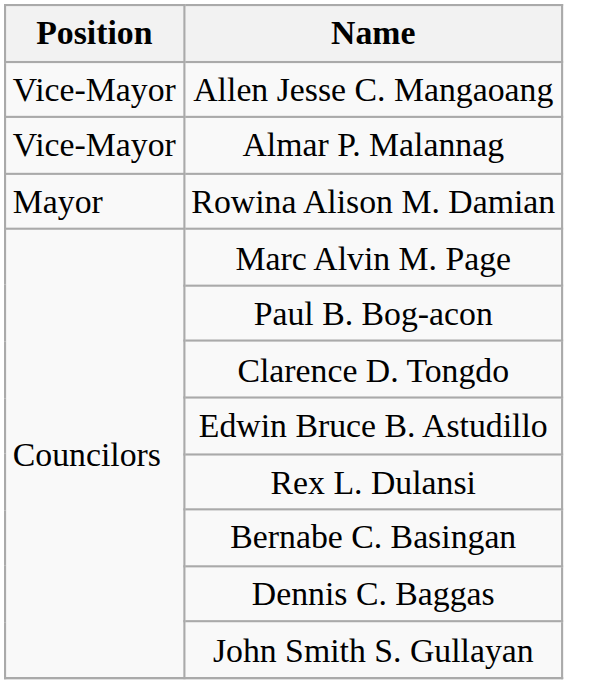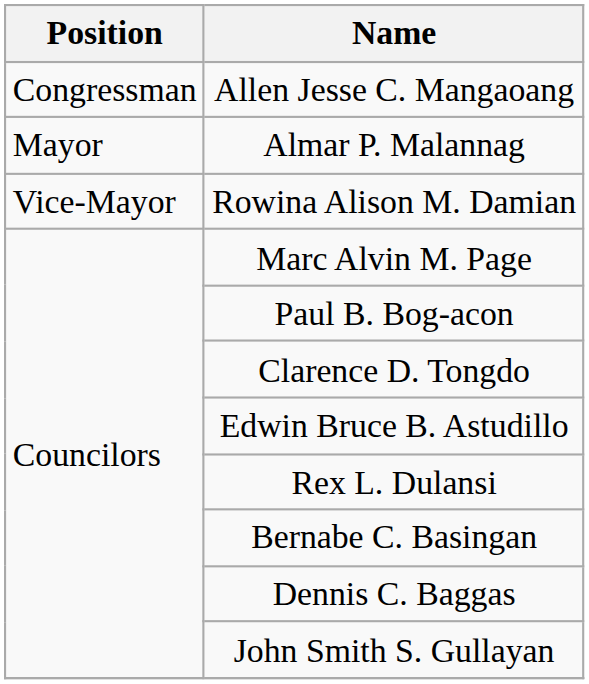(94, 89) Vice-Mayor -> (105, 89) Congressman
(94, 145) Vice-Mayor -> (58, 145) Mayor
(58, 201) Mayor -> (94, 201) Vice-Mayor
